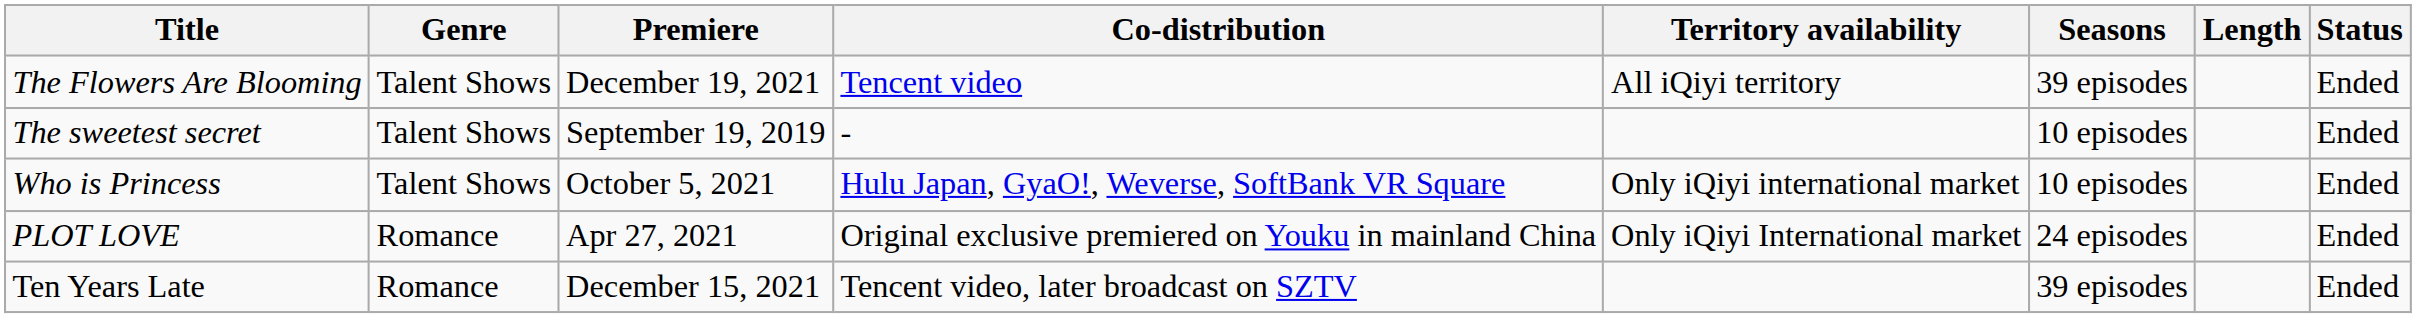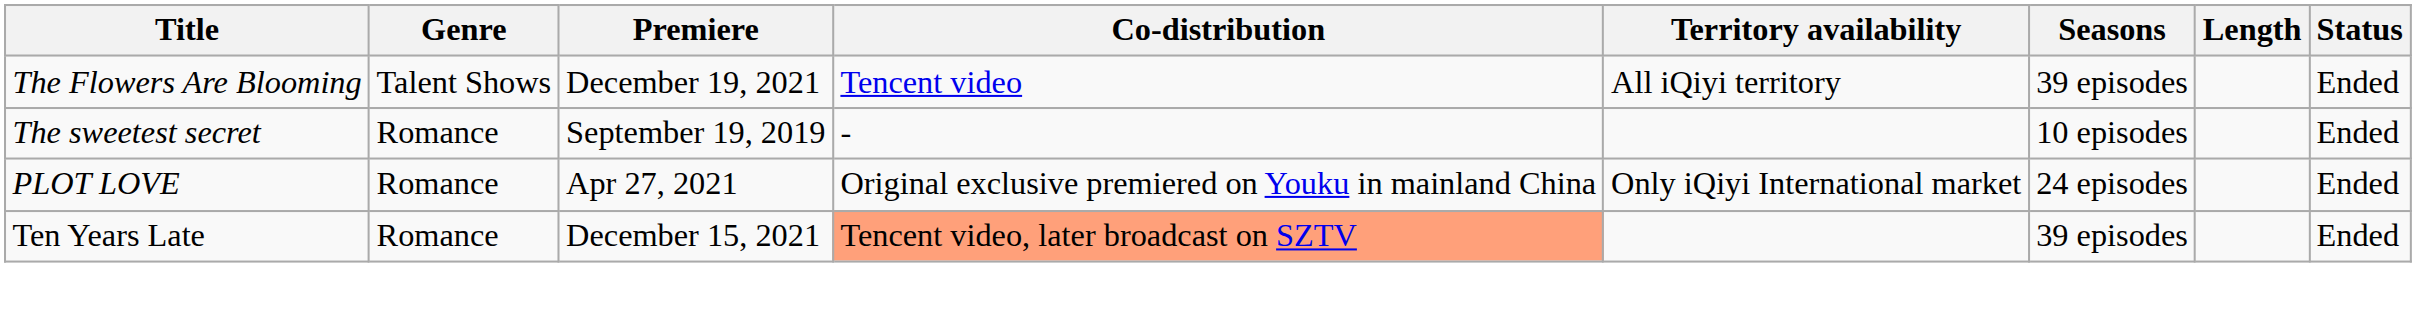(464, 132) Talent Shows -> (438, 132) Romance
- row: (117, 183)
(1099, 286) no background -> (1099, 235) lightsalmon background
